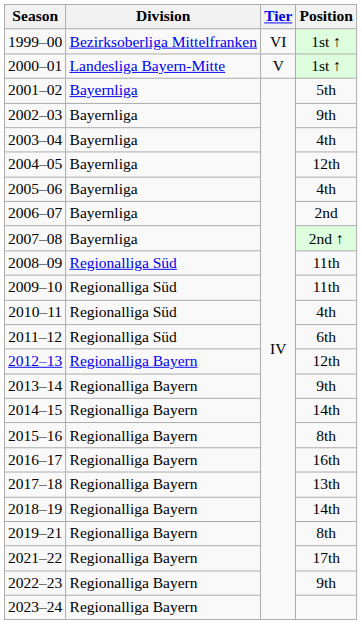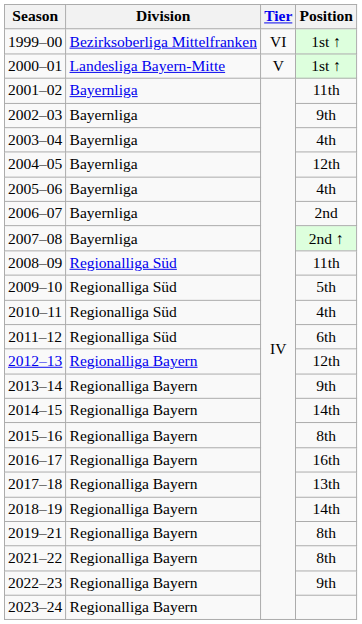(326, 90) 5th -> (326, 90) 11th
(326, 287) 11th -> (326, 287) 5th
(326, 558) 17th -> (326, 558) 8th
